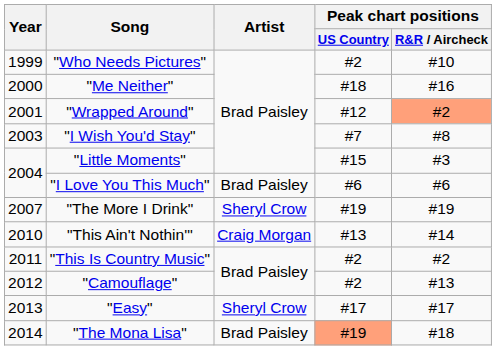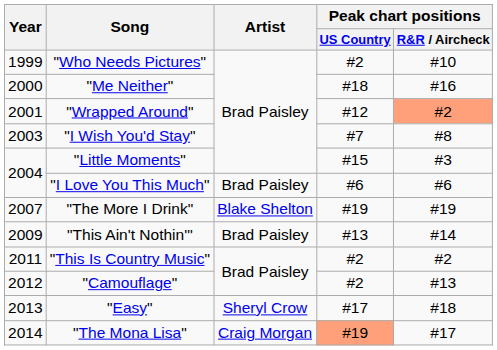(264, 209) Sheryl Crow -> (265, 209) Blake Shelton
(25, 234) 2010 -> (25, 234) 2009
(264, 234) Craig Morgan -> (265, 234) Brad Paisley
(441, 308) #17 -> (443, 308) #18
(264, 332) Brad Paisley -> (265, 332) Craig Morgan
(441, 332) #18 -> (443, 332) #17
